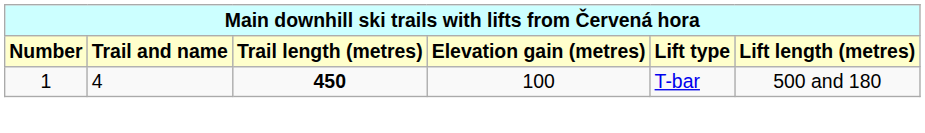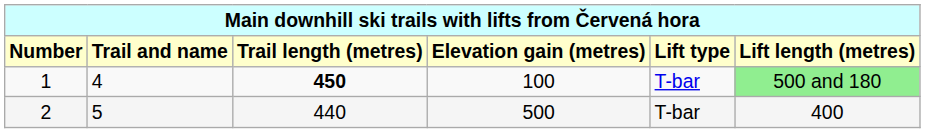(827, 82) no background -> (827, 82) lightgreen background
+ row: (46, 113)
